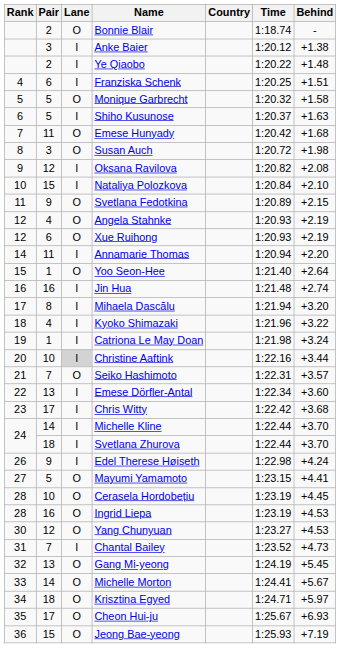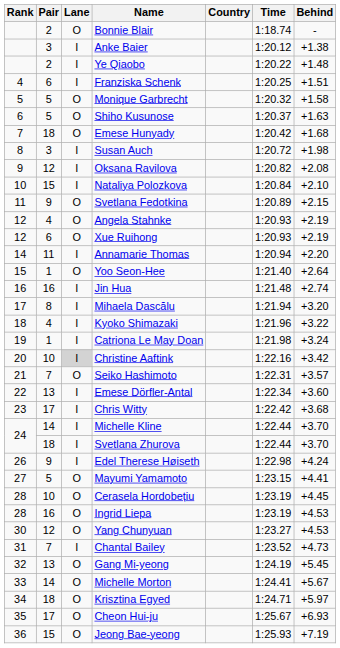(77, 116) I -> (77, 116) O
(49, 133) 11 -> (49, 133) 18
(77, 151) O -> (77, 151) I
(315, 358) +3.44 -> (315, 358) +3.42
